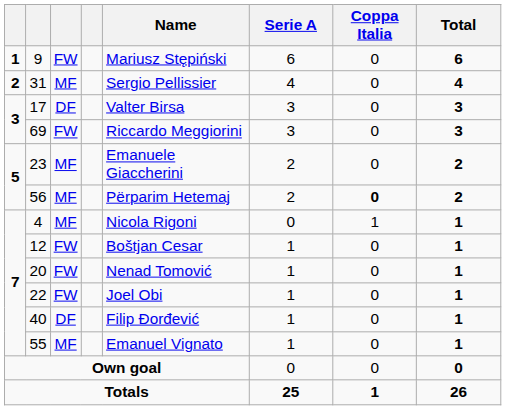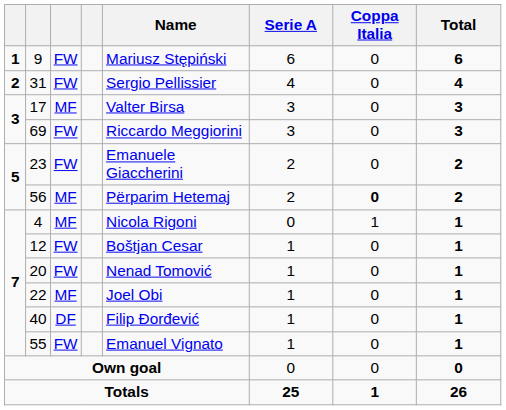(66, 82) MF -> (66, 82) FW
(66, 107) DF -> (66, 107) MF
(66, 164) MF -> (66, 164) FW
(66, 294) FW -> (66, 294) MF
(66, 343) MF -> (66, 343) FW
